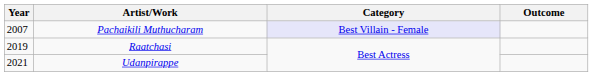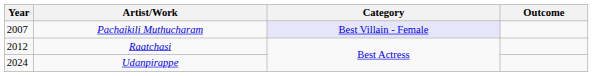(17, 46) 2019 -> (17, 46) 2012
(17, 63) 2021 -> (17, 63) 2024
